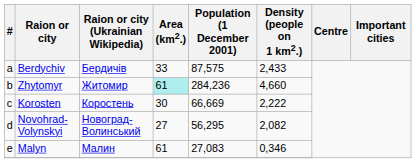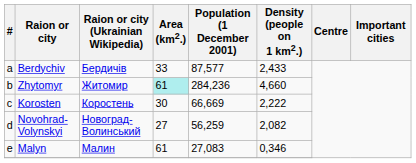(208, 69) 87,575 -> (208, 69) 87,577
(208, 126) 56,295 -> (208, 126) 56,259
